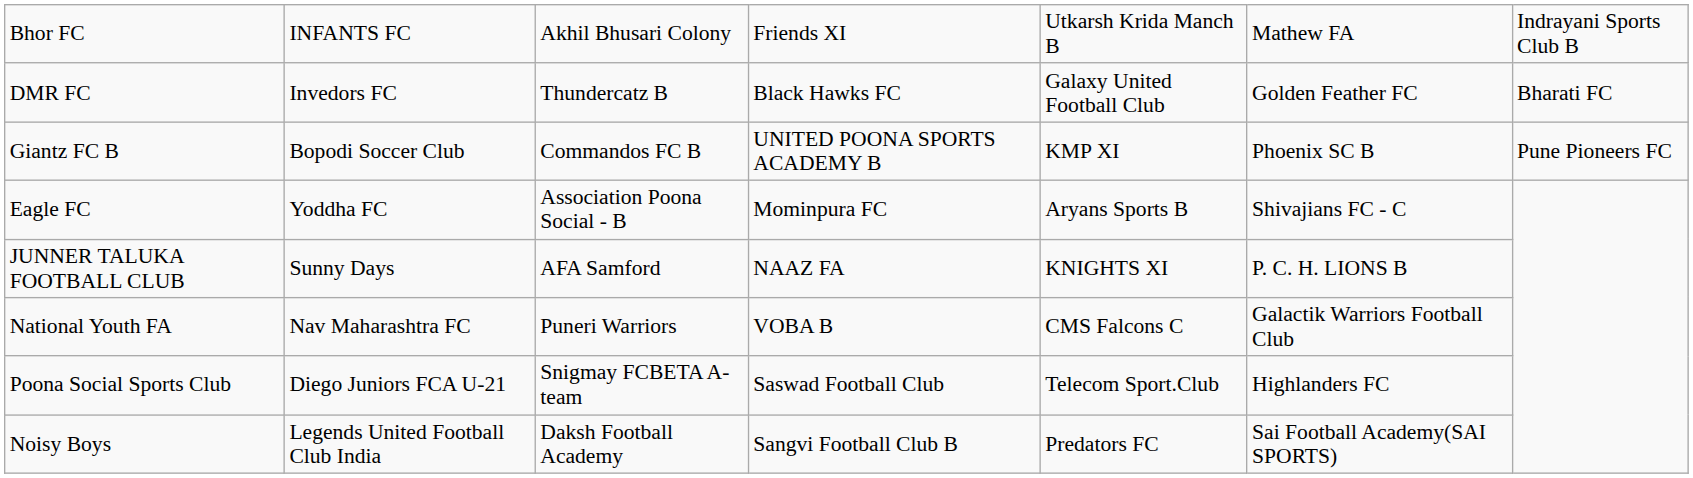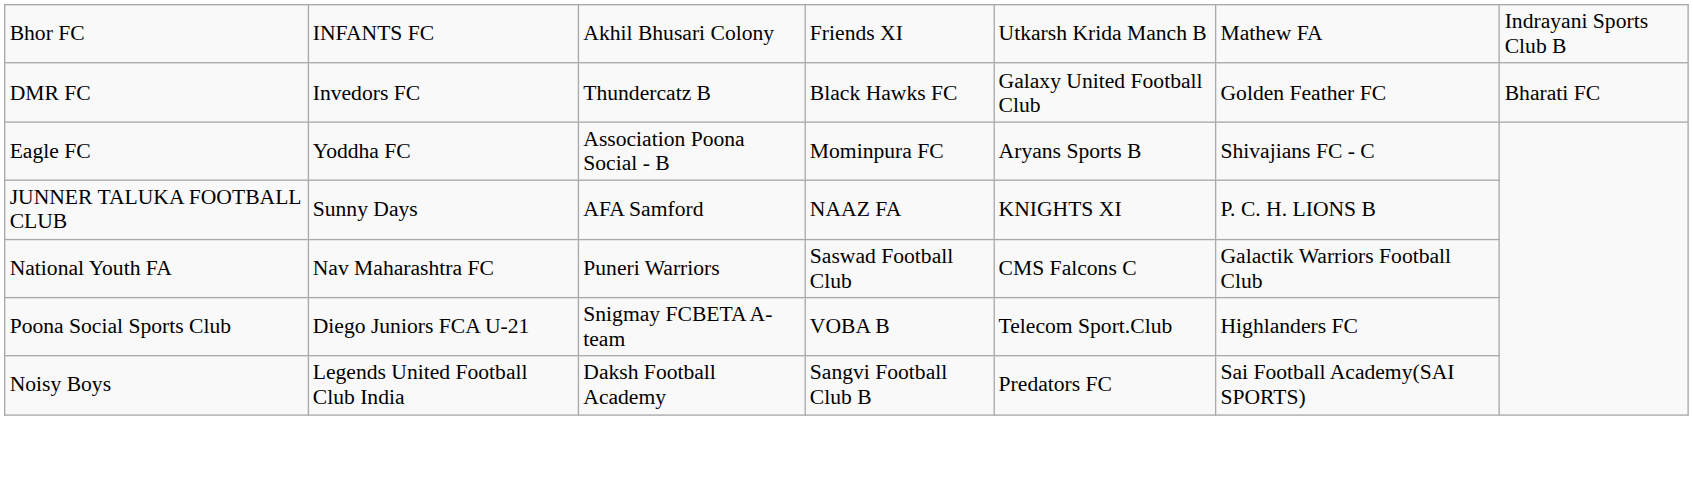- row: (64, 150)
(793, 326) VOBA B -> (882, 268) Saswad Football Club
(849, 385) Saswad Football Club -> (850, 326) VOBA B
